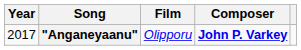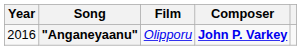(22, 34) 2017 -> (22, 34) 2016
